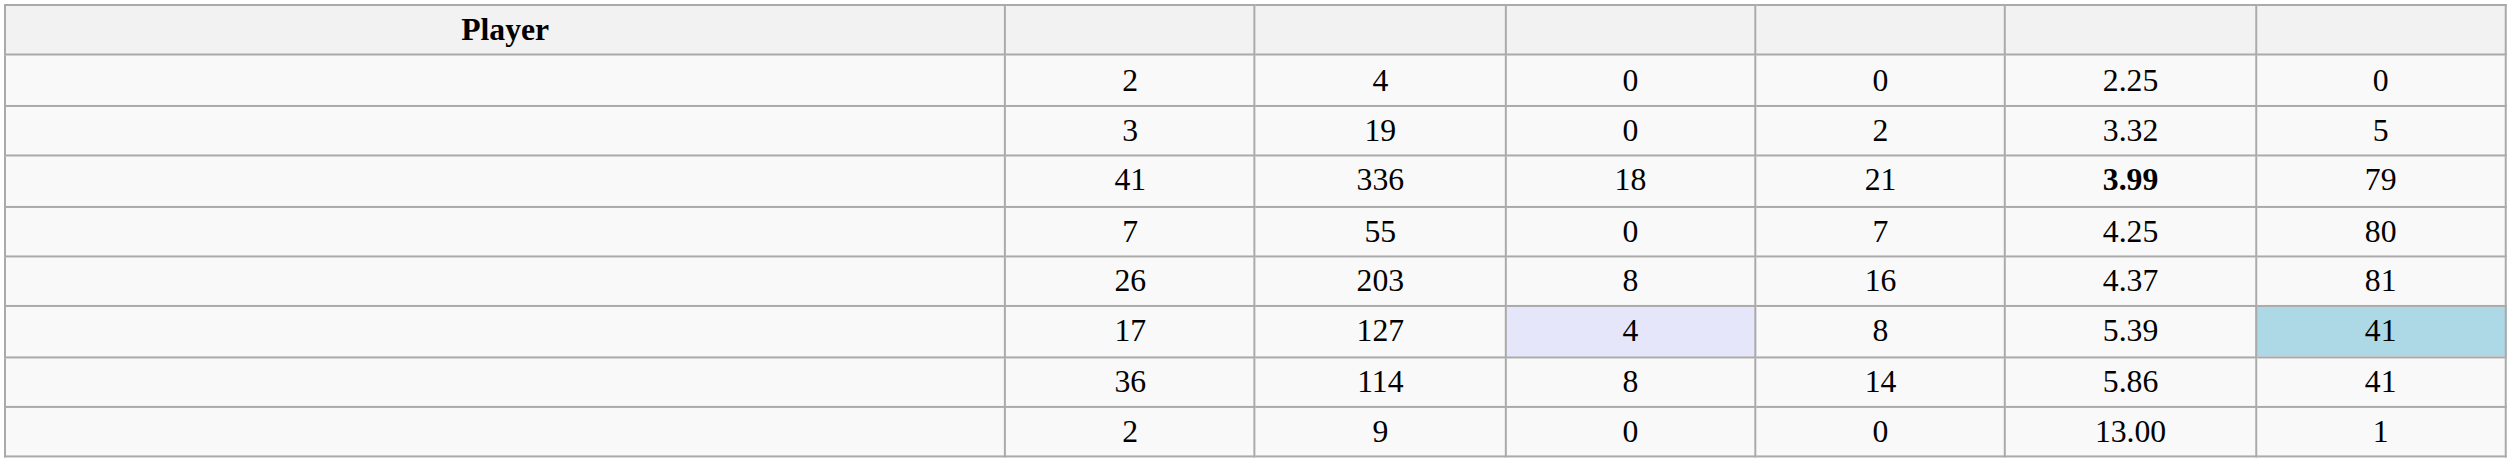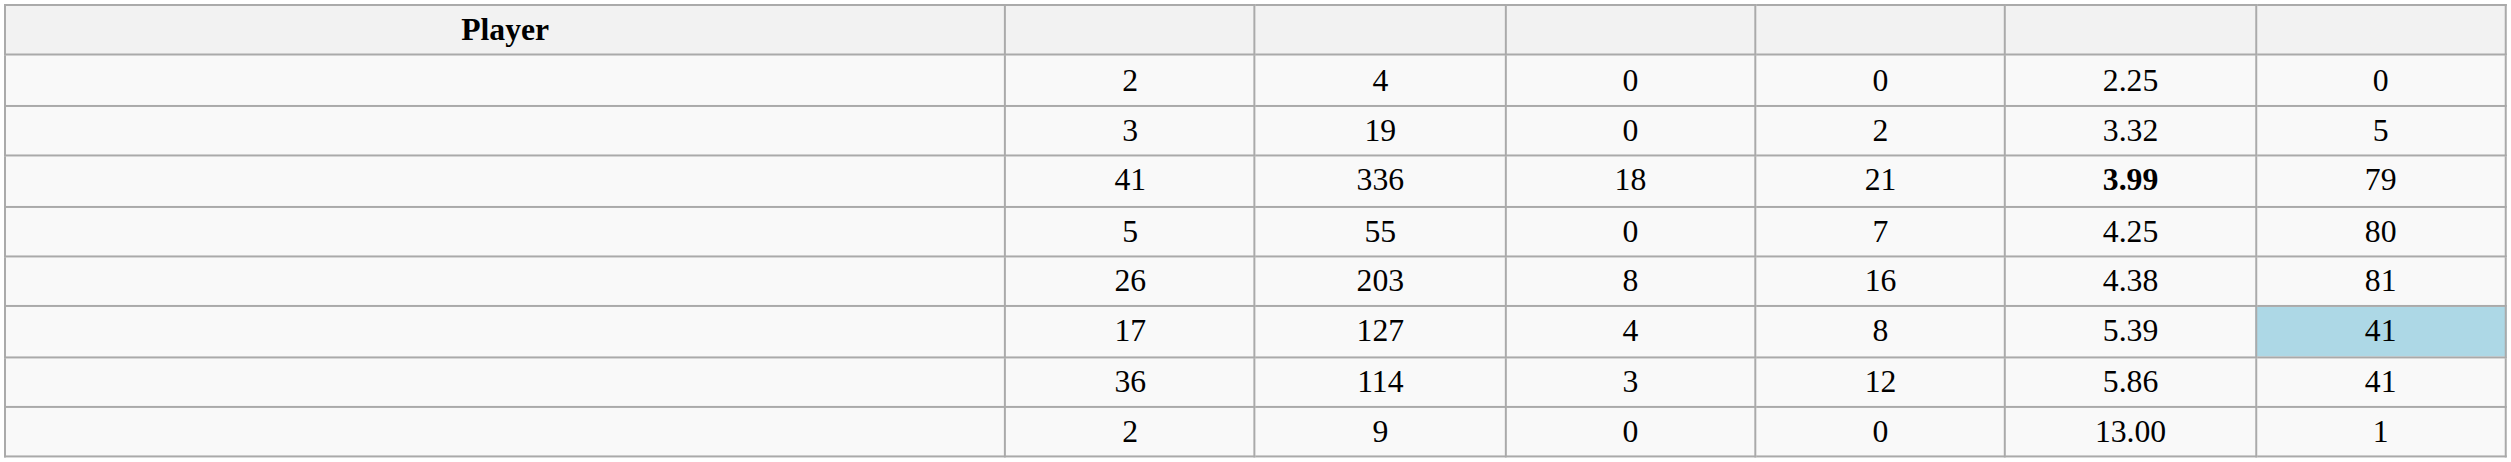(1130, 230) 7 -> (1130, 230) 5
(2131, 280) 4.37 -> (2131, 280) 4.38
(1630, 331) lavender background -> (1630, 331) no background
(1630, 381) 8 -> (1630, 381) 3
(1880, 381) 14 -> (1880, 381) 12
